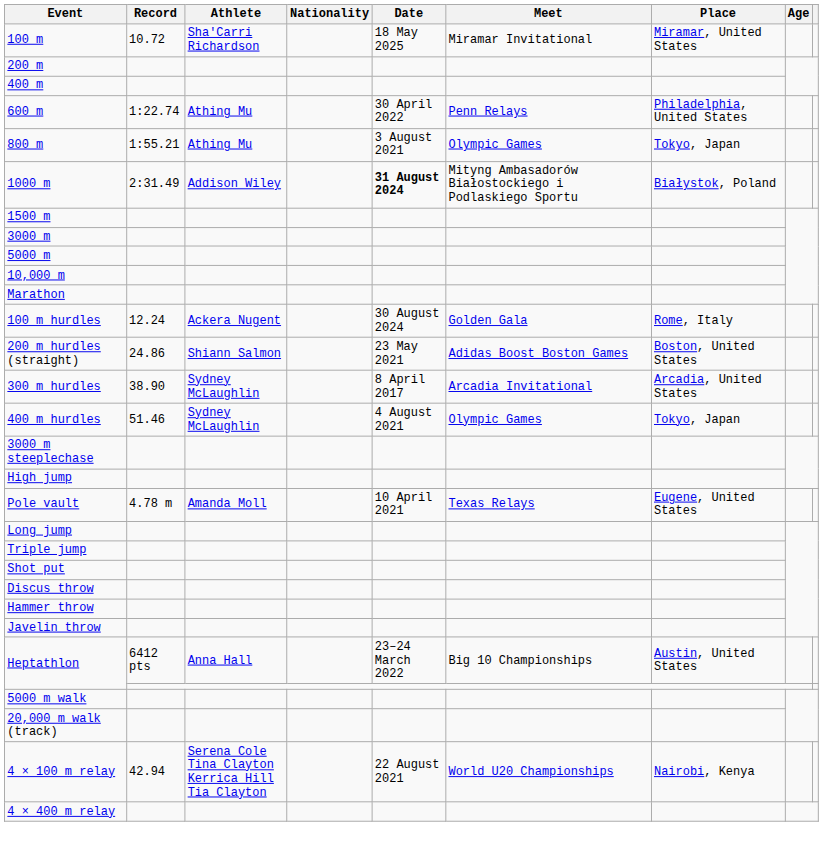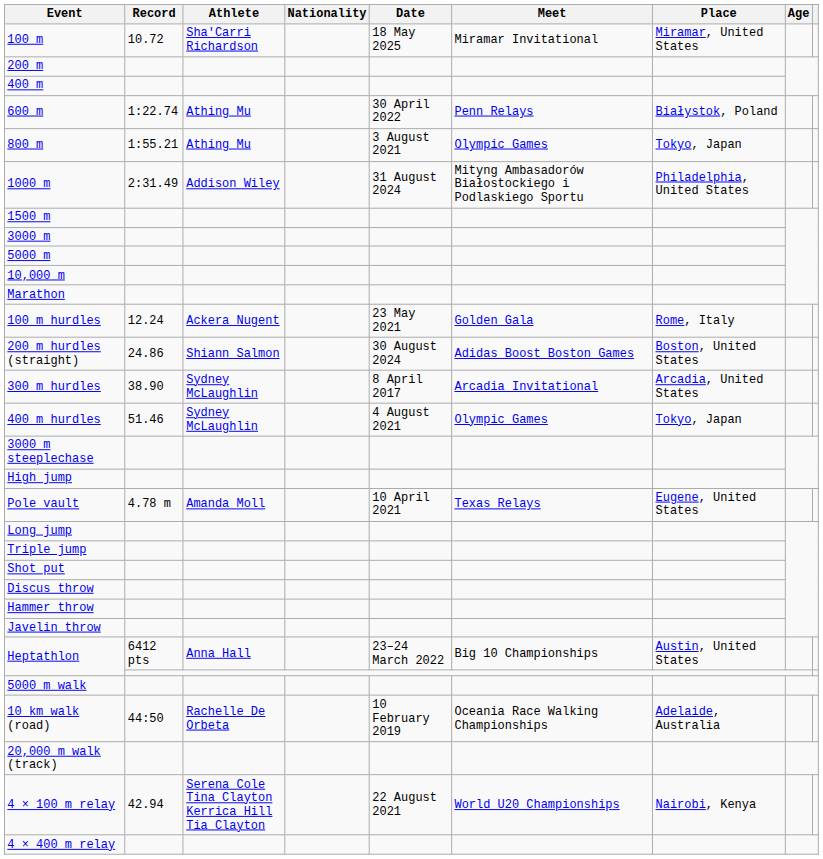(701, 112) Philadelphia, United States -> (717, 112) Białystok, Poland
(407, 185) bold -> (405, 185) normal
(715, 185) Białystok, Poland -> (702, 185) Philadelphia, United States
(407, 321) 30 August 2024 -> (394, 321) 23 May 2021
(396, 354) 23 May 2021 -> (405, 354) 30 August 2024
+ row: (43, 719)
